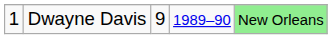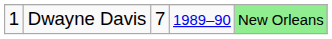(160, 19) 9 -> (160, 19) 7
